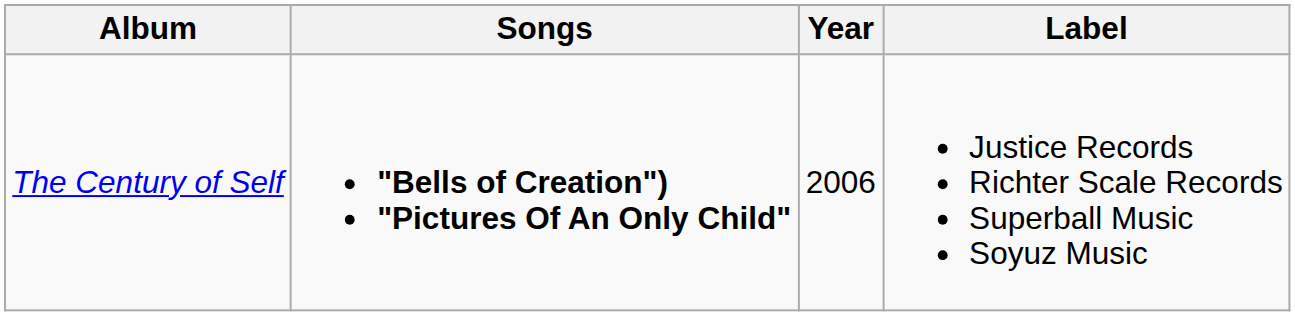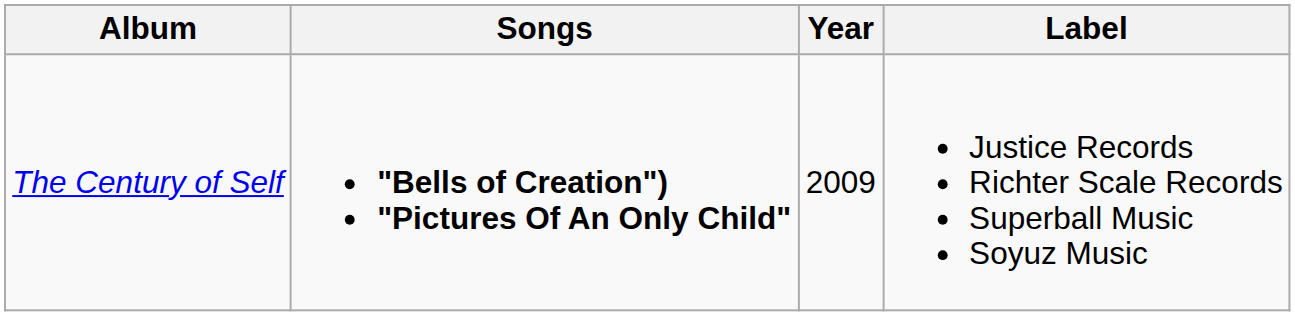(841, 181) 2006 -> (841, 181) 2009
